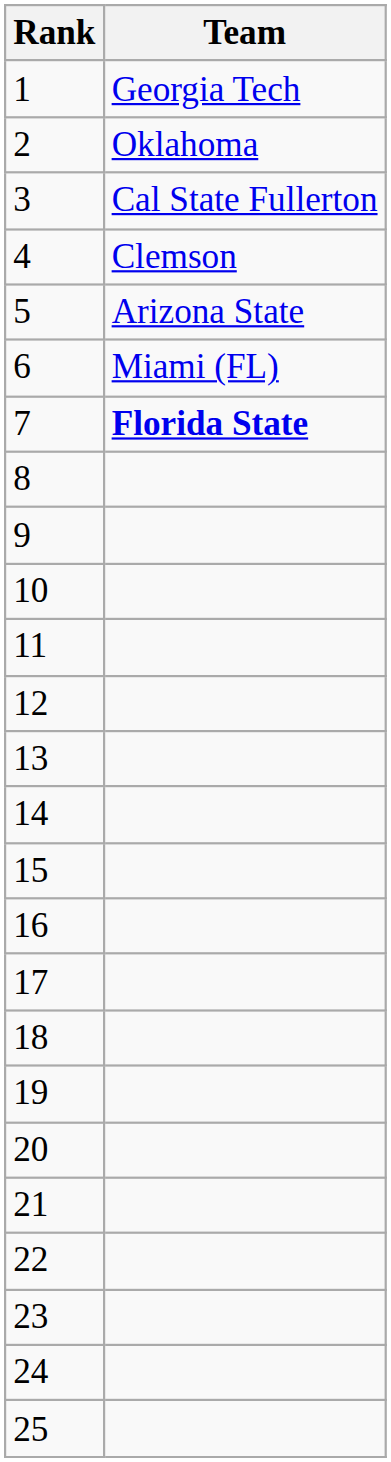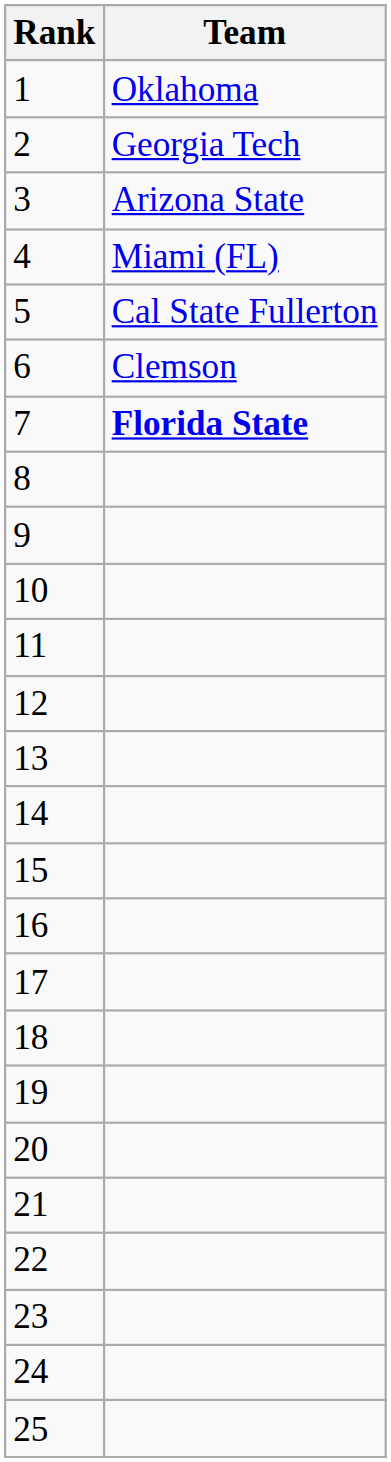(206, 88) Georgia Tech -> (185, 88) Oklahoma
(185, 144) Oklahoma -> (206, 144) Georgia Tech
(245, 199) Cal State Fullerton -> (208, 199) Arizona State
(174, 255) Clemson -> (195, 255) Miami (FL)
(208, 311) Arizona State -> (245, 311) Cal State Fullerton
(195, 367) Miami (FL) -> (174, 367) Clemson
